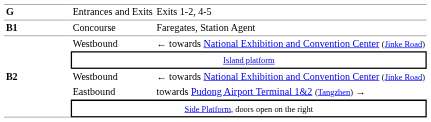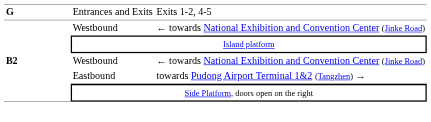- row: (94, 28)
